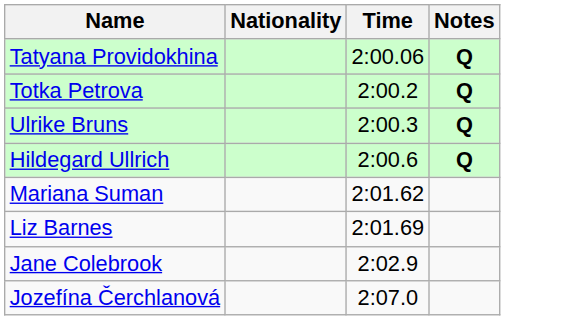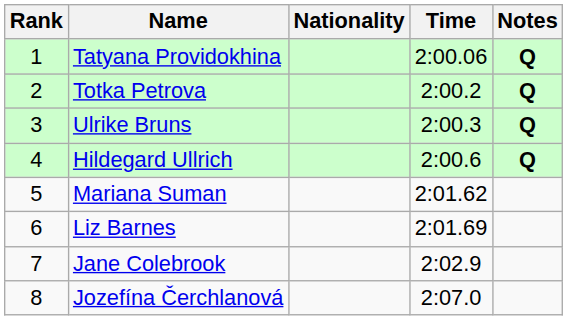+ column: (36, 21)
